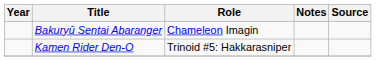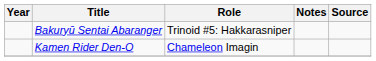(213, 30) Chameleon Imagin -> (229, 30) Trinoid #5: Hakkarasniper
(229, 47) Trinoid #5: Hakkarasniper -> (213, 47) Chameleon Imagin
